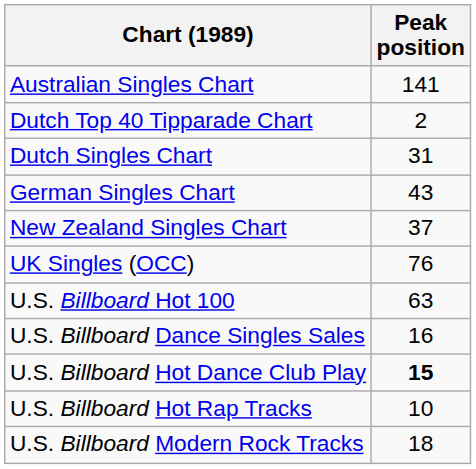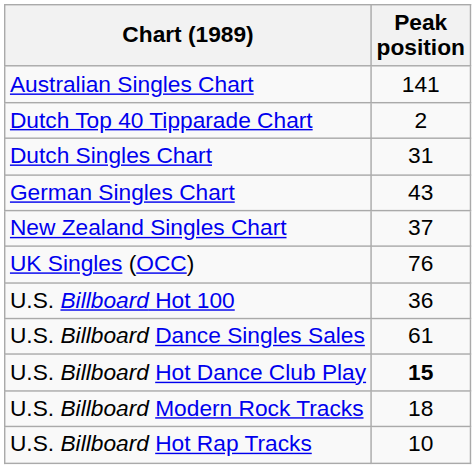(421, 300) 63 -> (421, 300) 36
(421, 336) 16 -> (421, 336) 61
rows swapped: (161, 408) <-> (187, 444)
